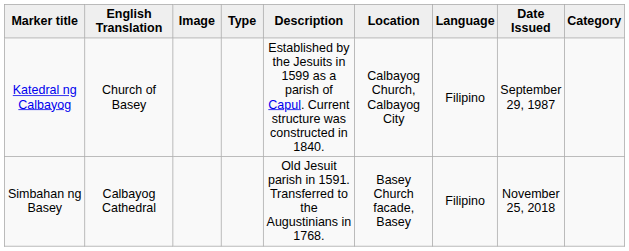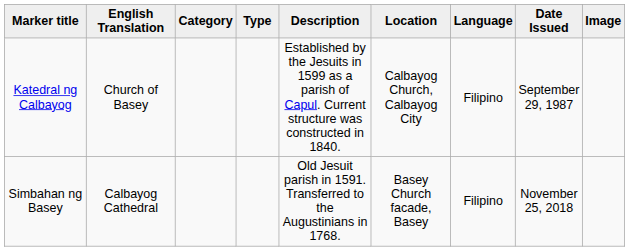columns swapped: (594, 21) <-> (197, 21)
